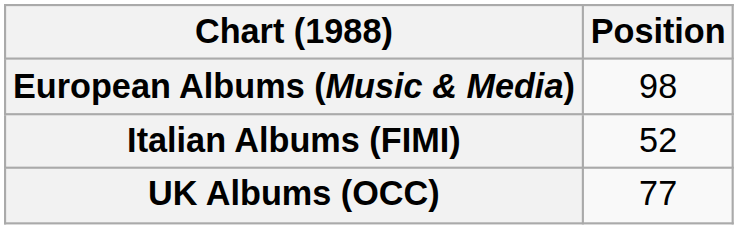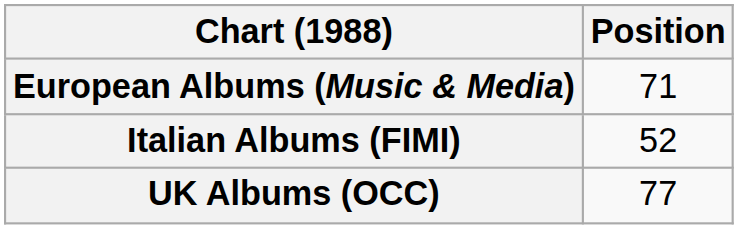(658, 85) 98 -> (658, 85) 71
